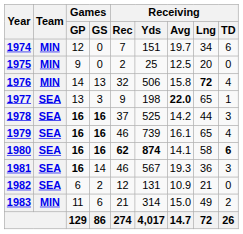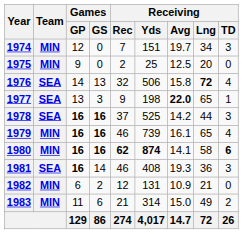(228, 47) 6 -> (228, 47) 3
(50, 82) MIN -> (50, 82) SEA
(50, 133) SEA -> (50, 133) MIN
(50, 151) SEA -> (50, 151) MIN
(151, 168) 567 -> (151, 168) 408
(50, 185) SEA -> (50, 185) MIN
